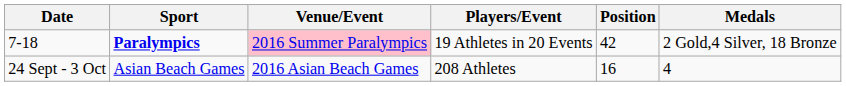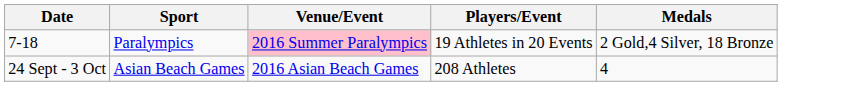- column: (628, 17)
(157, 42) bold -> (153, 42) normal
